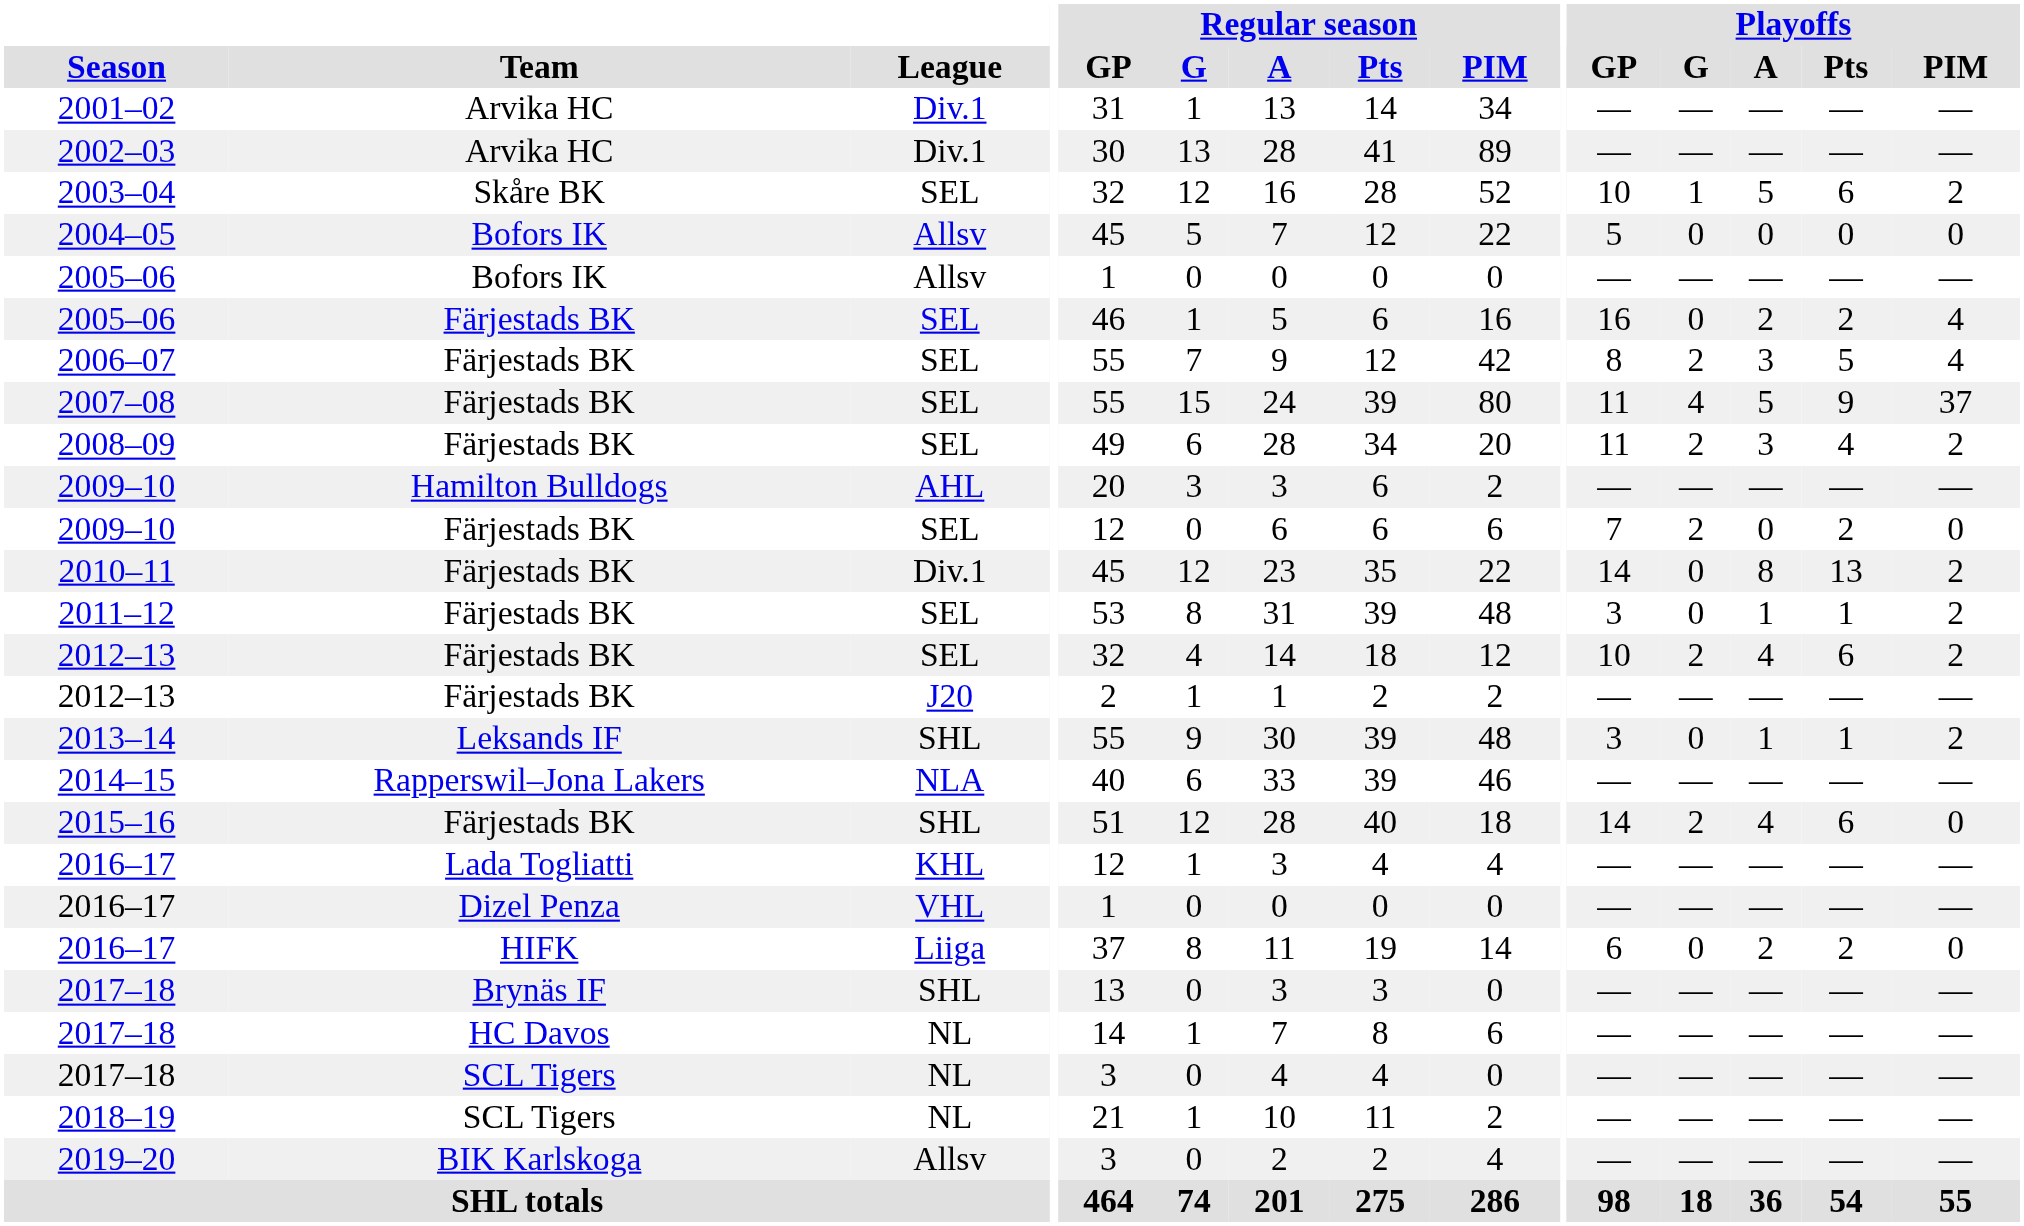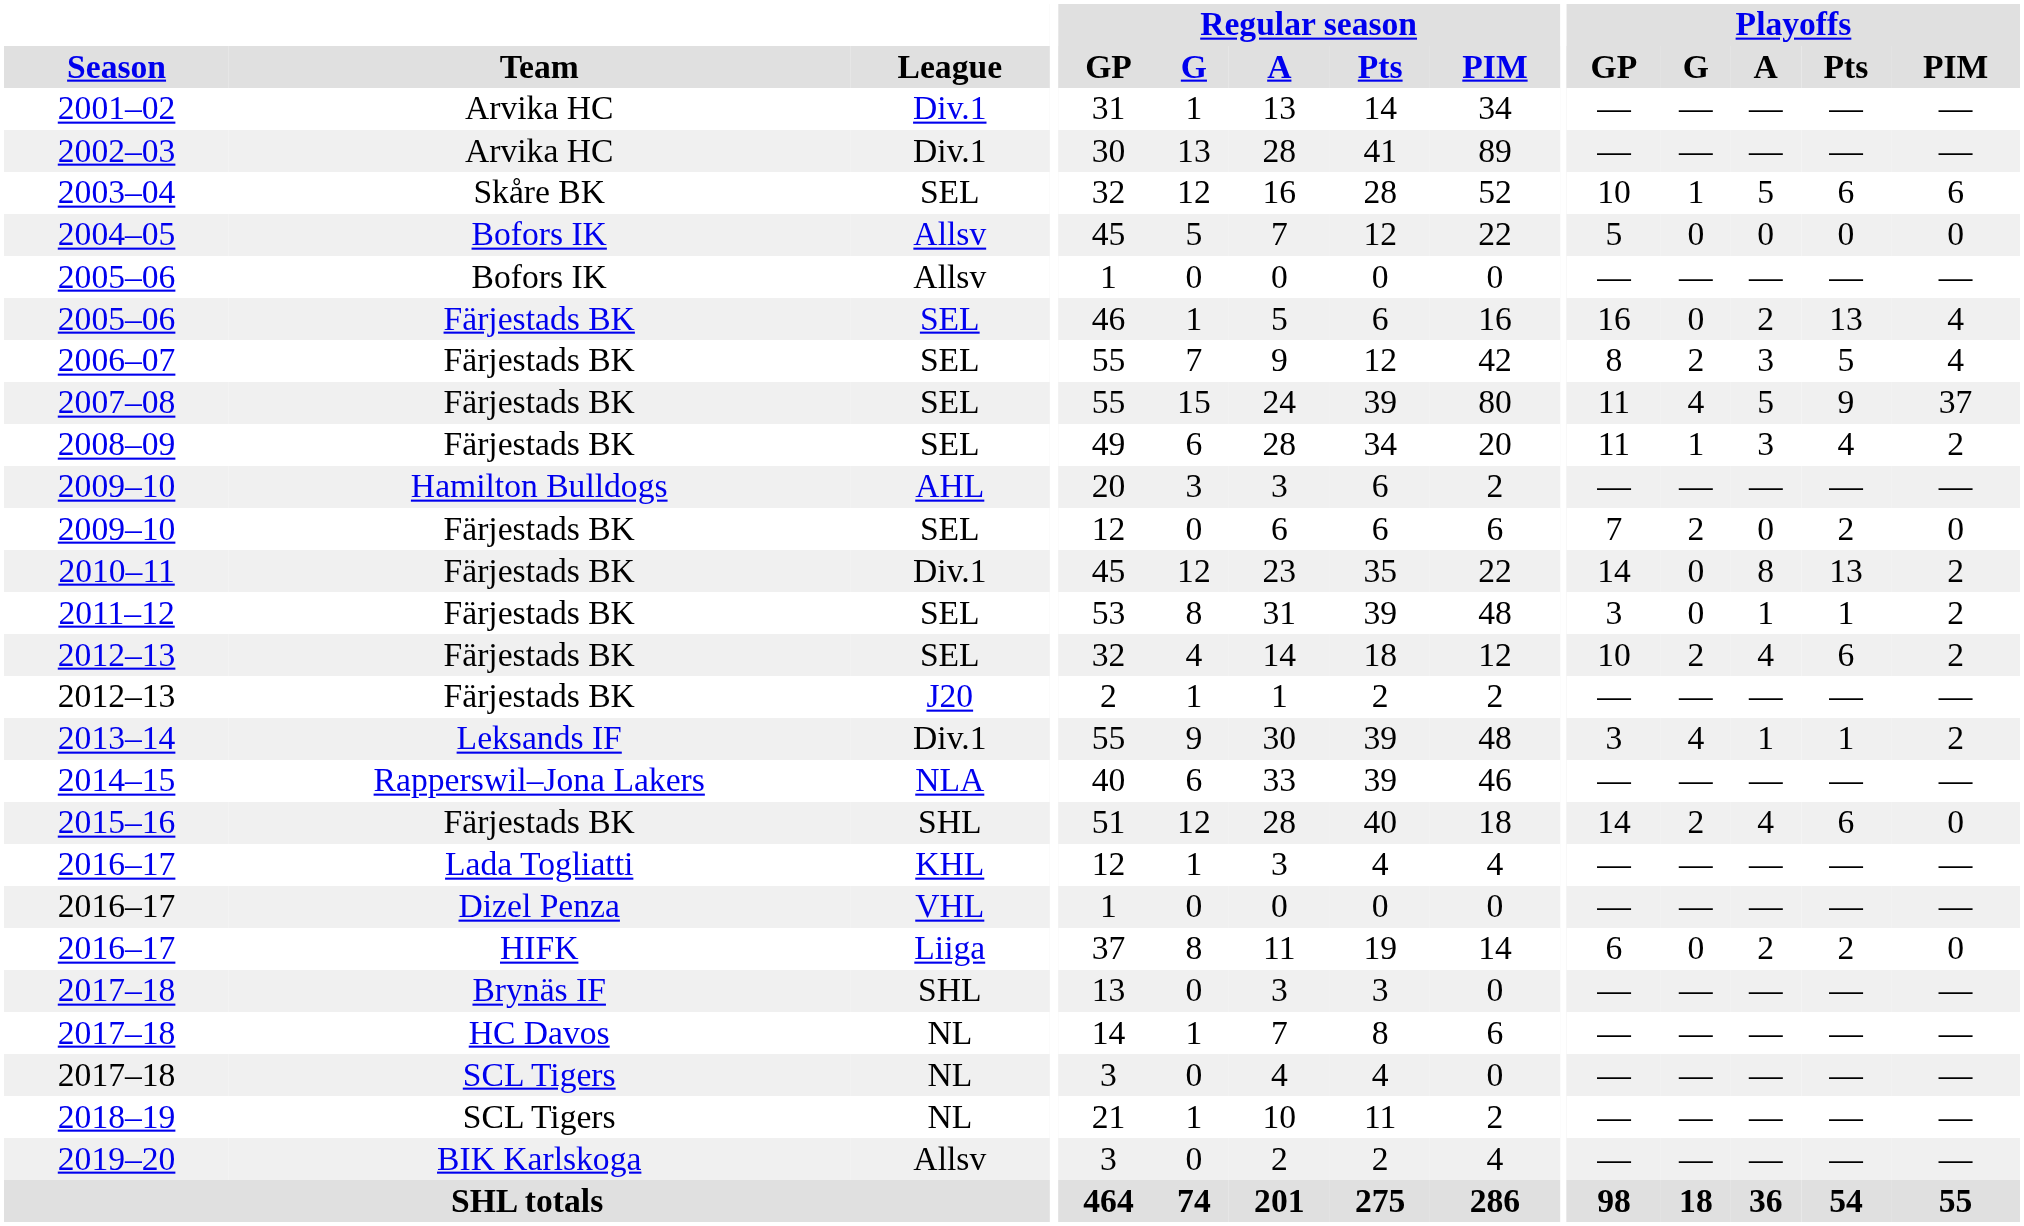(1956, 192) 2 -> (1956, 192) 6
(1846, 318) 2 -> (1846, 318) 13
(1696, 444) 2 -> (1696, 444) 1
(950, 738) SHL -> (950, 738) Div.1
(1696, 738) 0 -> (1696, 738) 4
